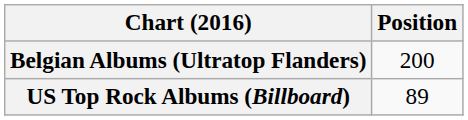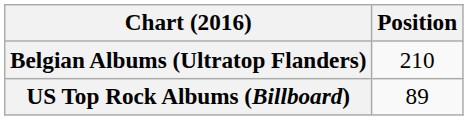(417, 59) 200 -> (417, 59) 210
